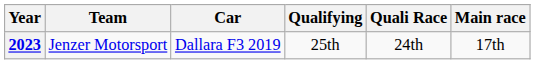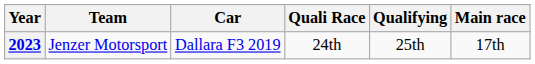columns swapped: (325, 18) <-> (409, 18)
